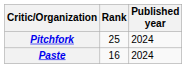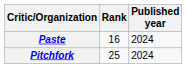rows swapped: (52, 55) <-> (52, 39)
